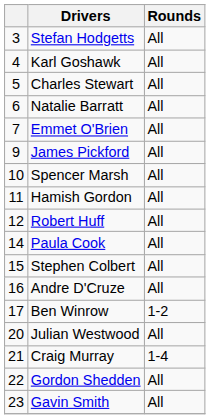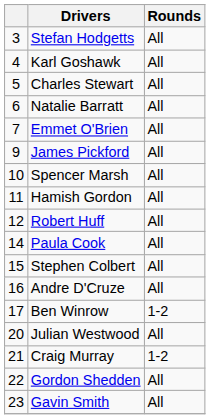(158, 356) 1-4 -> (158, 356) 1-2
